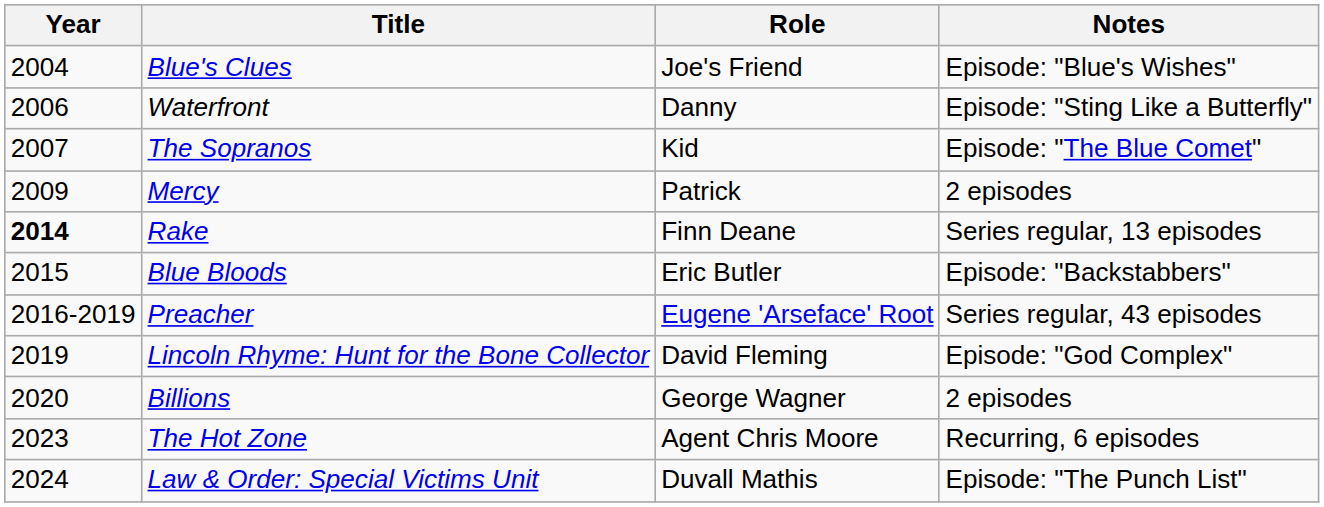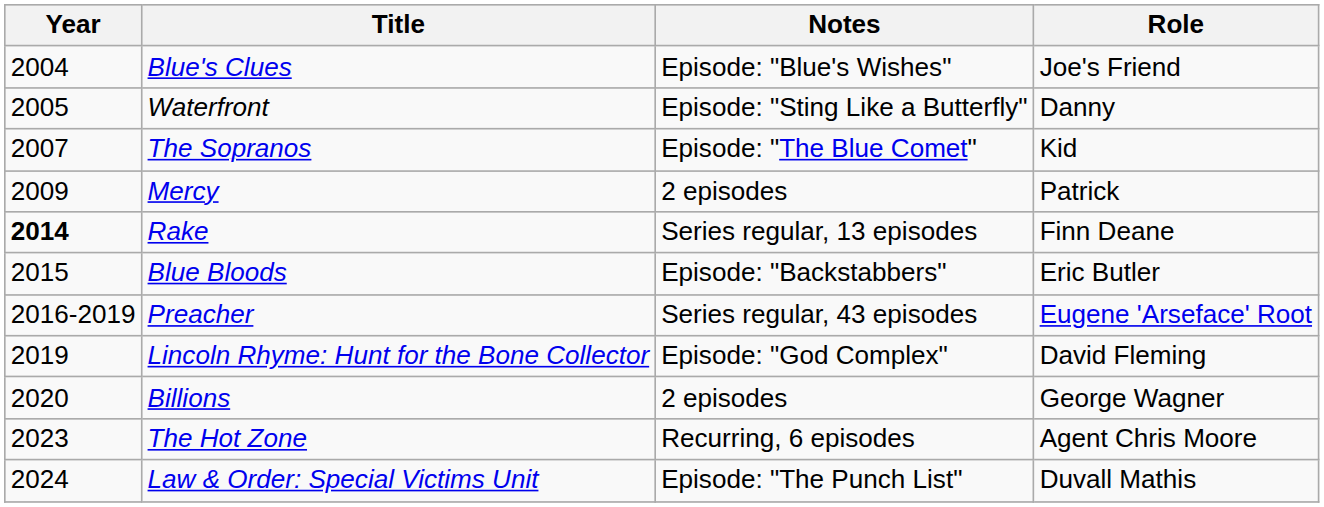columns swapped: (797, 25) <-> (1129, 25)
(40, 107) 2006 -> (40, 107) 2005
